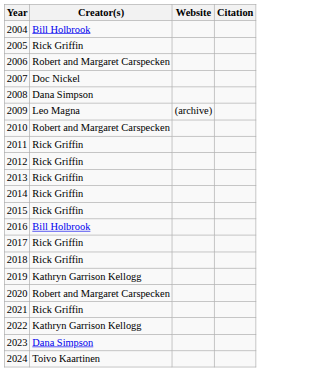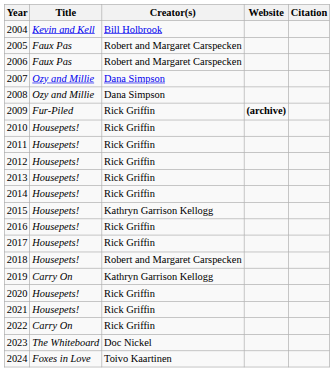+ column: (66, 12)
(58, 45) Rick Griffin -> (173, 45) Robert and Margaret Carspecken
(56, 78) Doc Nickel -> (135, 78) Dana Simpson
(56, 111) Leo Magna -> (129, 111) Rick Griffin
(193, 111) normal -> (266, 111) bold
(101, 128) Robert and Margaret Carspecken -> (129, 128) Rick Griffin
(58, 210) Rick Griffin -> (159, 210) Kathryn Garrison Kellogg
(61, 227) Bill Holbrook -> (129, 227) Rick Griffin
(58, 260) Rick Griffin -> (173, 260) Robert and Margaret Carspecken
(101, 293) Robert and Margaret Carspecken -> (129, 293) Rick Griffin
(87, 326) Kathryn Garrison Kellogg -> (129, 326) Rick Griffin
(63, 342) Dana Simpson -> (128, 342) Doc Nickel
